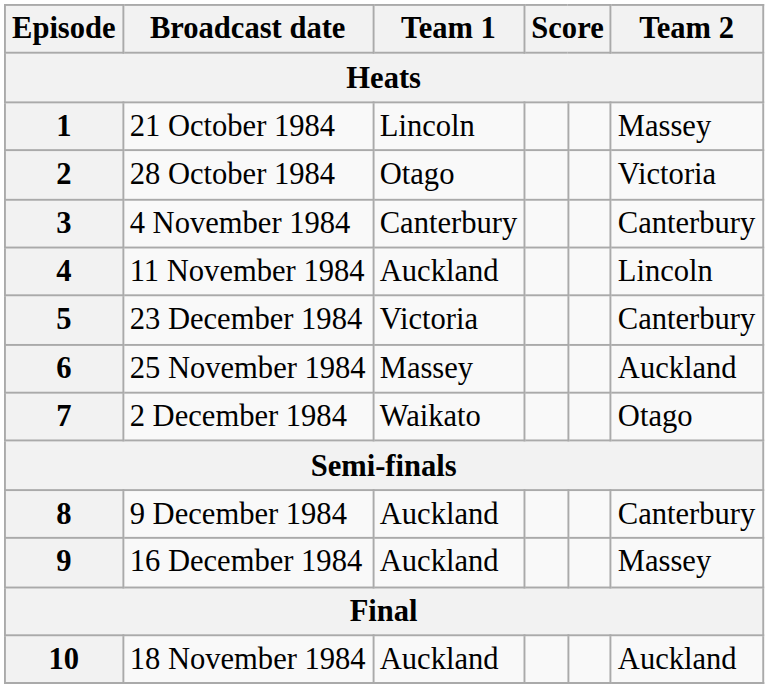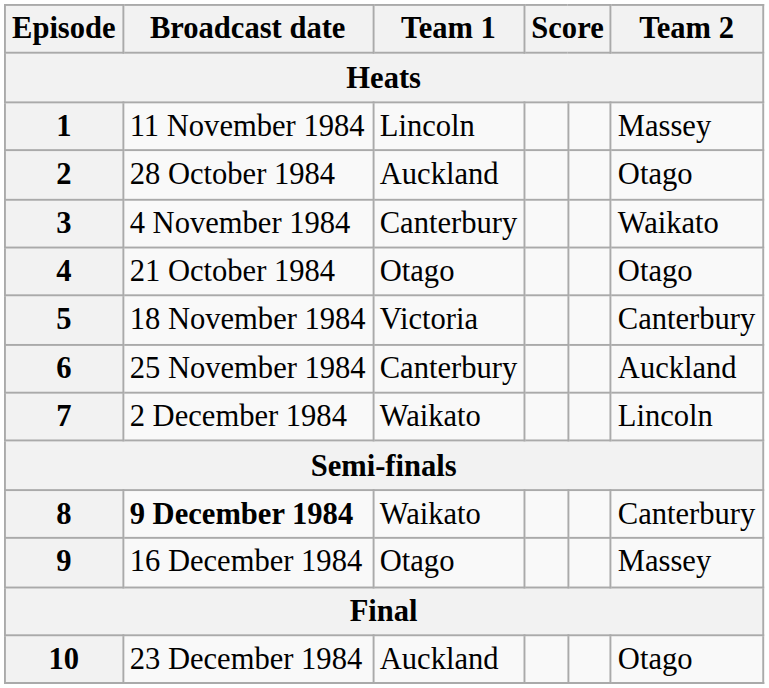(232, 125) 21 October 1984 -> (247, 125) 11 November 1984
(417, 174) Otago -> (439, 174) Auckland
(667, 174) Victoria -> (655, 174) Otago
(687, 222) Canterbury -> (668, 222) Waikato
(247, 271) 11 November 1984 -> (232, 271) 21 October 1984
(439, 271) Auckland -> (417, 271) Otago
(665, 271) Lincoln -> (655, 271) Otago
(246, 319) 23 December 1984 -> (248, 319) 18 November 1984
(426, 367) Massey -> (448, 367) Canterbury
(655, 416) Otago -> (665, 416) Lincoln
(238, 513) normal -> (241, 513) bold
(439, 513) Auckland -> (430, 513) Waikato
(439, 561) Auckland -> (417, 561) Otago
(248, 658) 18 November 1984 -> (246, 658) 23 December 1984
(677, 658) Auckland -> (655, 658) Otago
